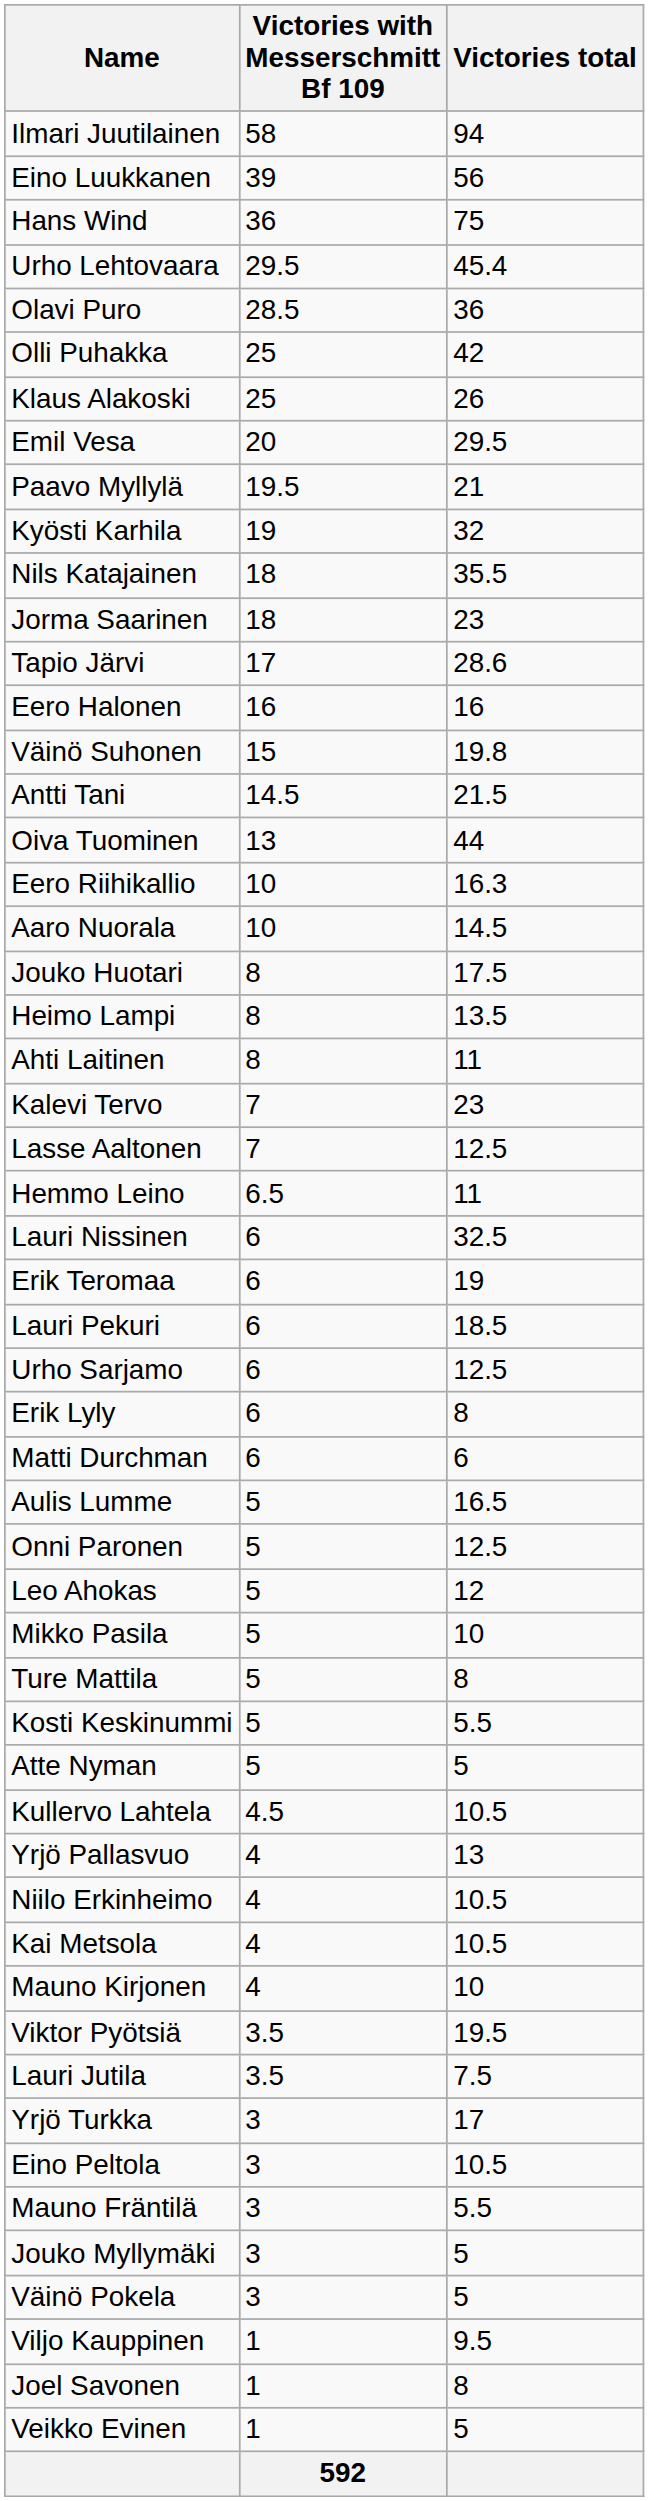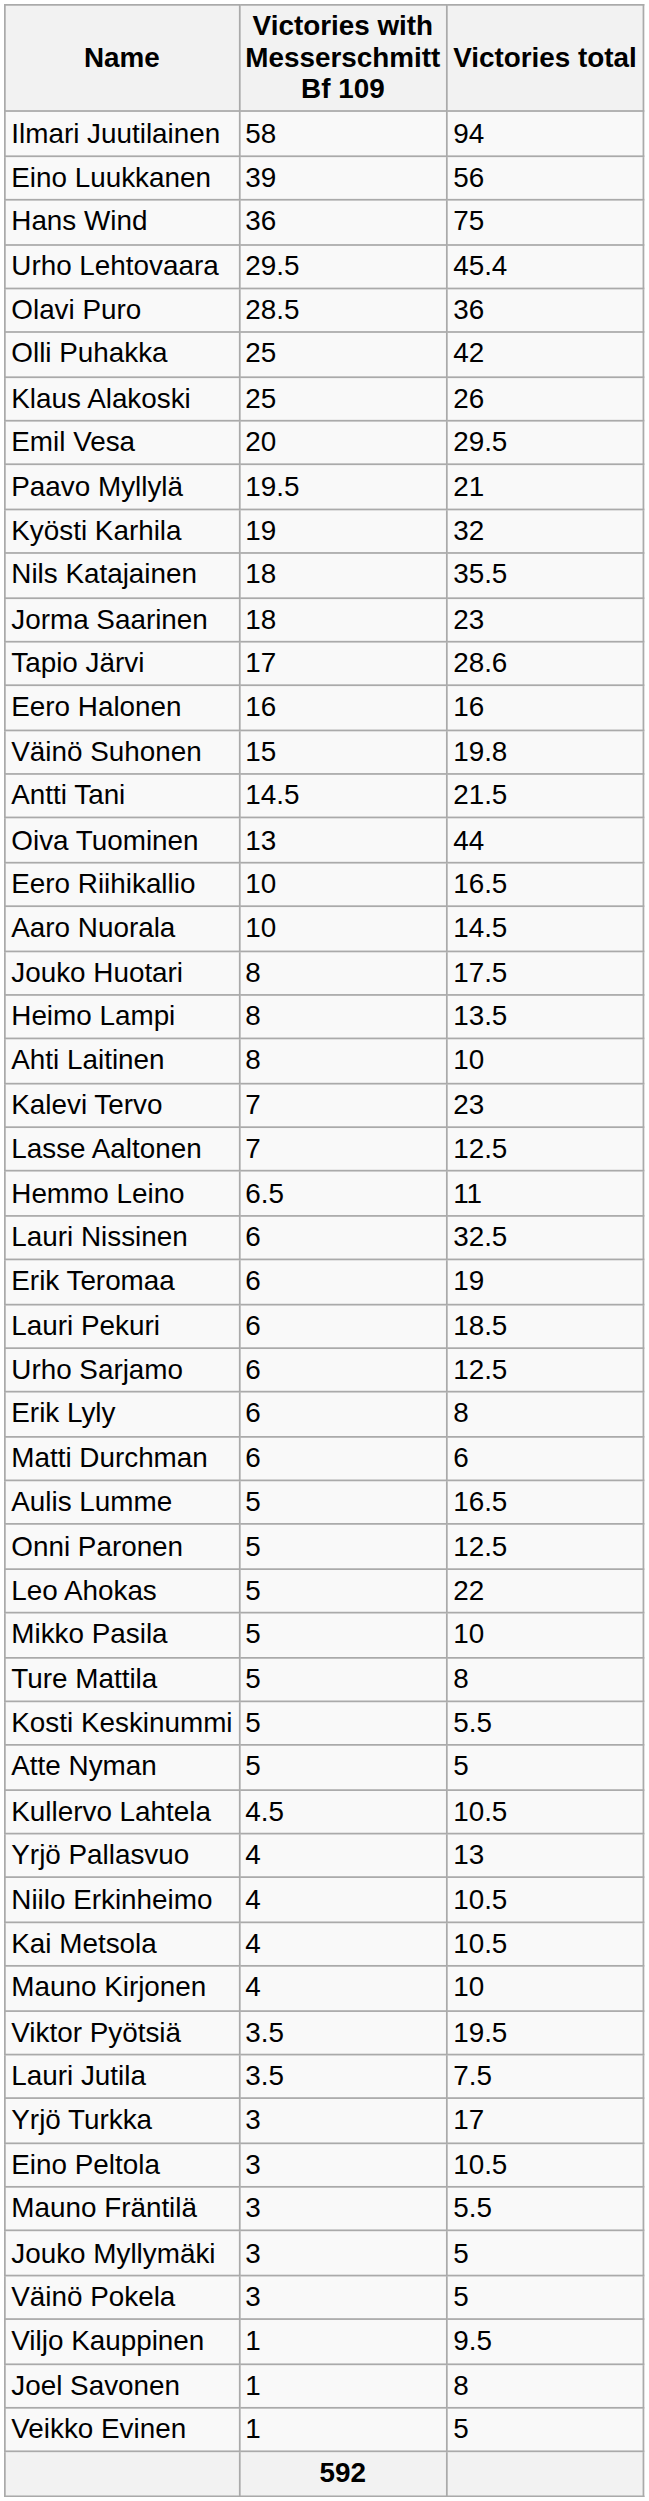(480, 883) 16.3 -> (480, 883) 16.5
(468, 1060) 11 -> (469, 1060) 10
(469, 1590) 12 -> (469, 1590) 22
